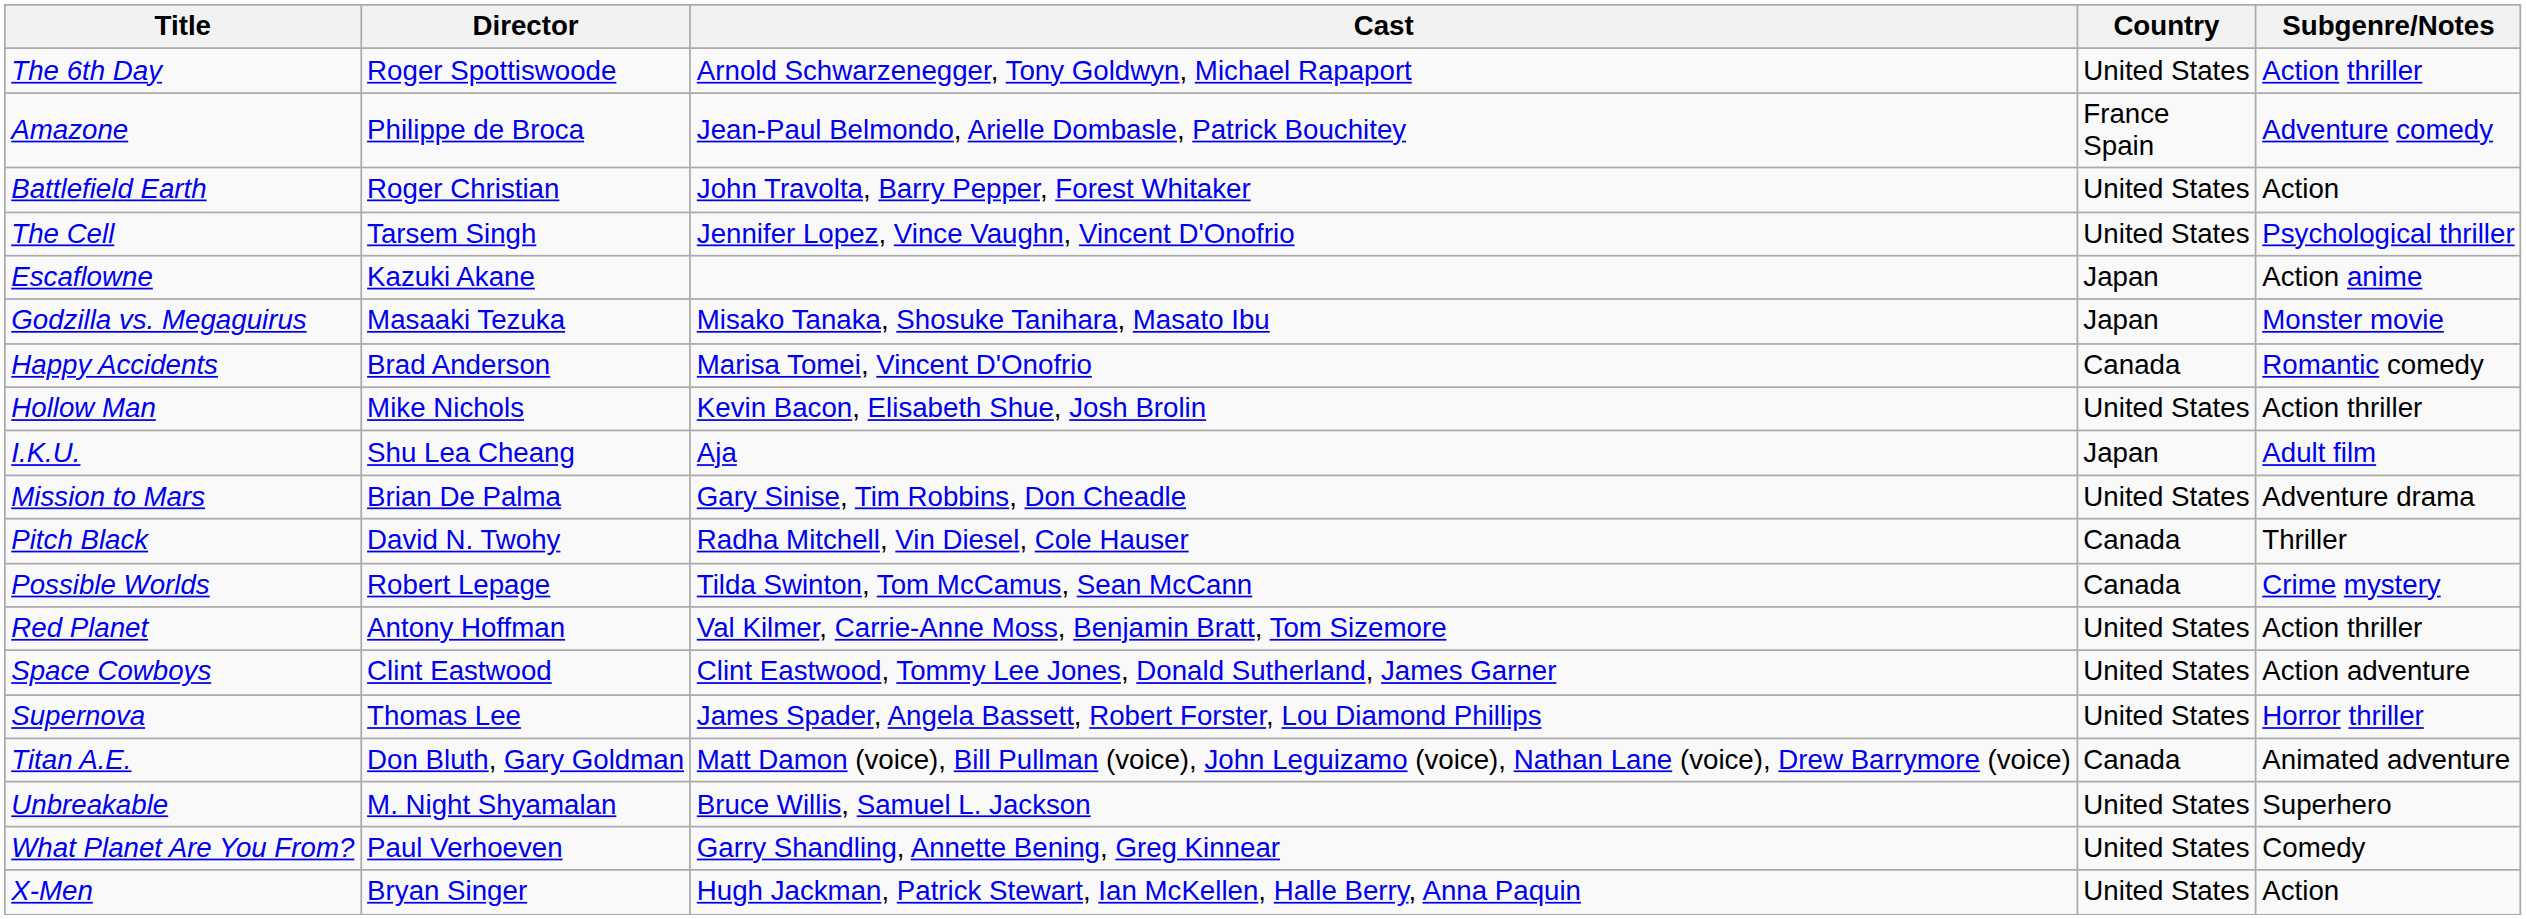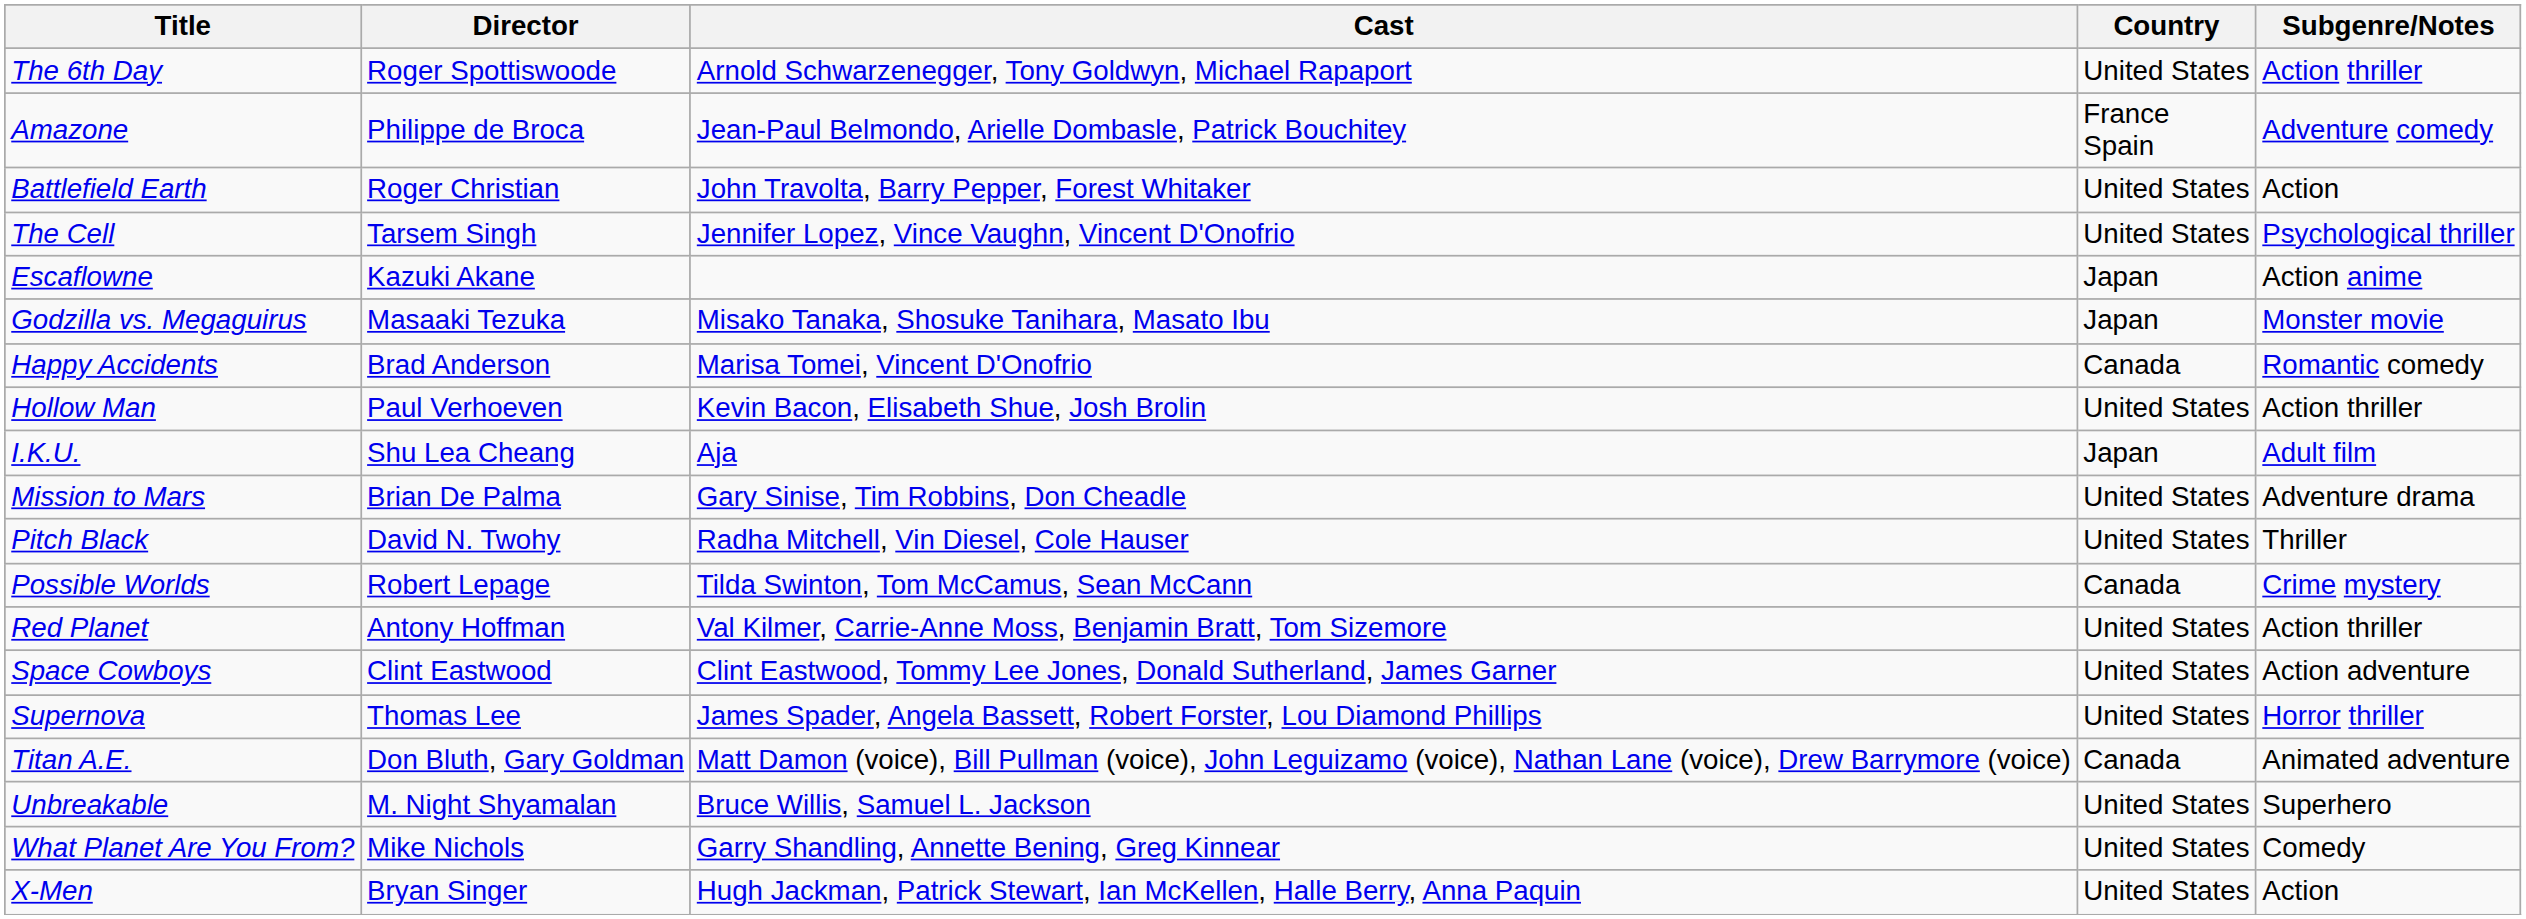(446, 408) Mike Nichols -> (465, 408) Paul Verhoeven
(2132, 540) Canada -> (2166, 540) United States
(465, 847) Paul Verhoeven -> (446, 847) Mike Nichols
